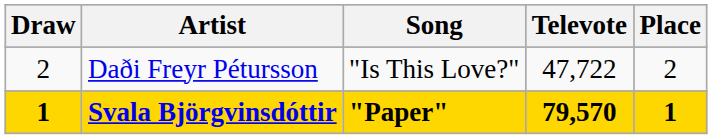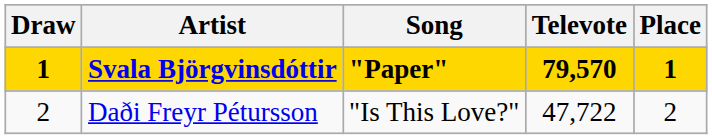rows swapped: (212, 111) <-> (203, 68)
